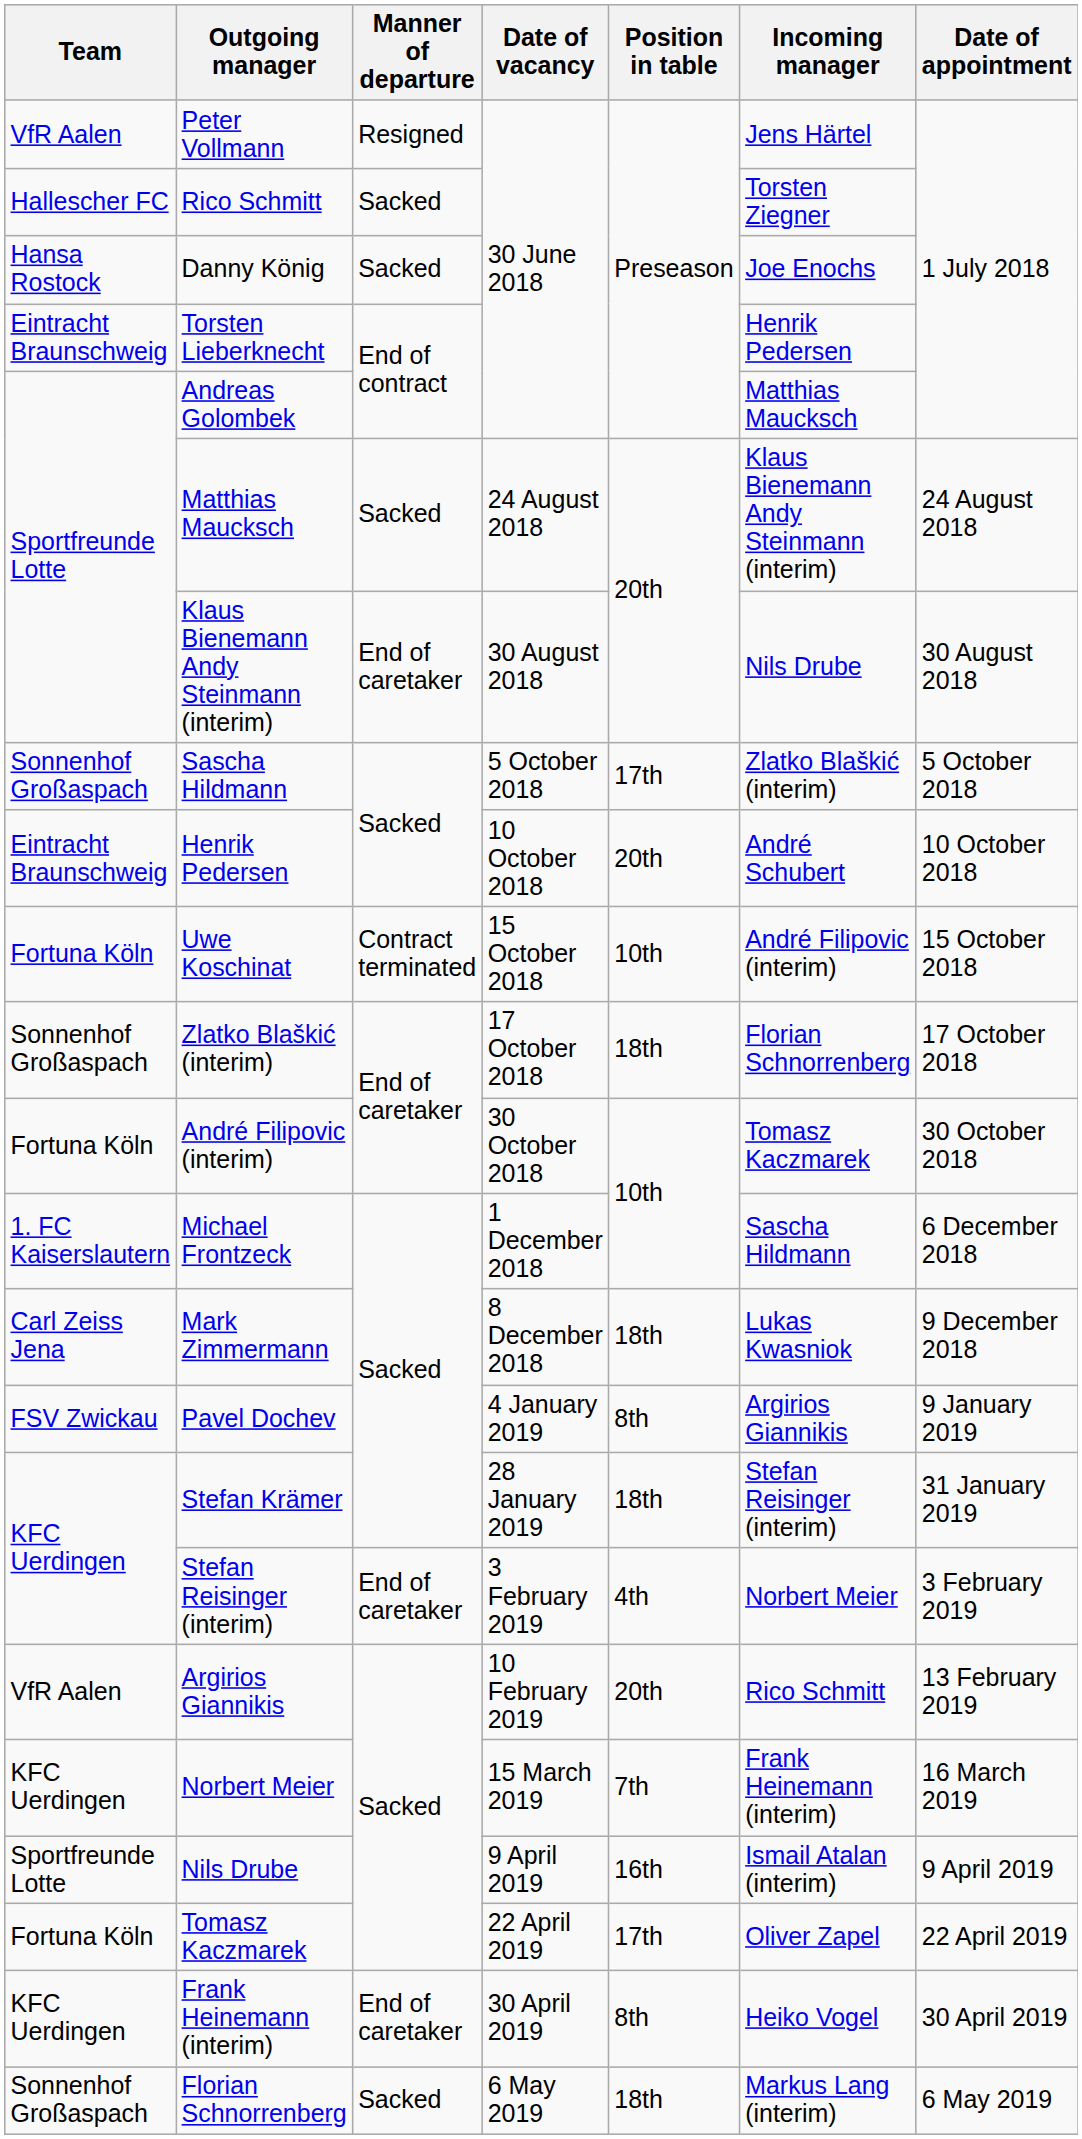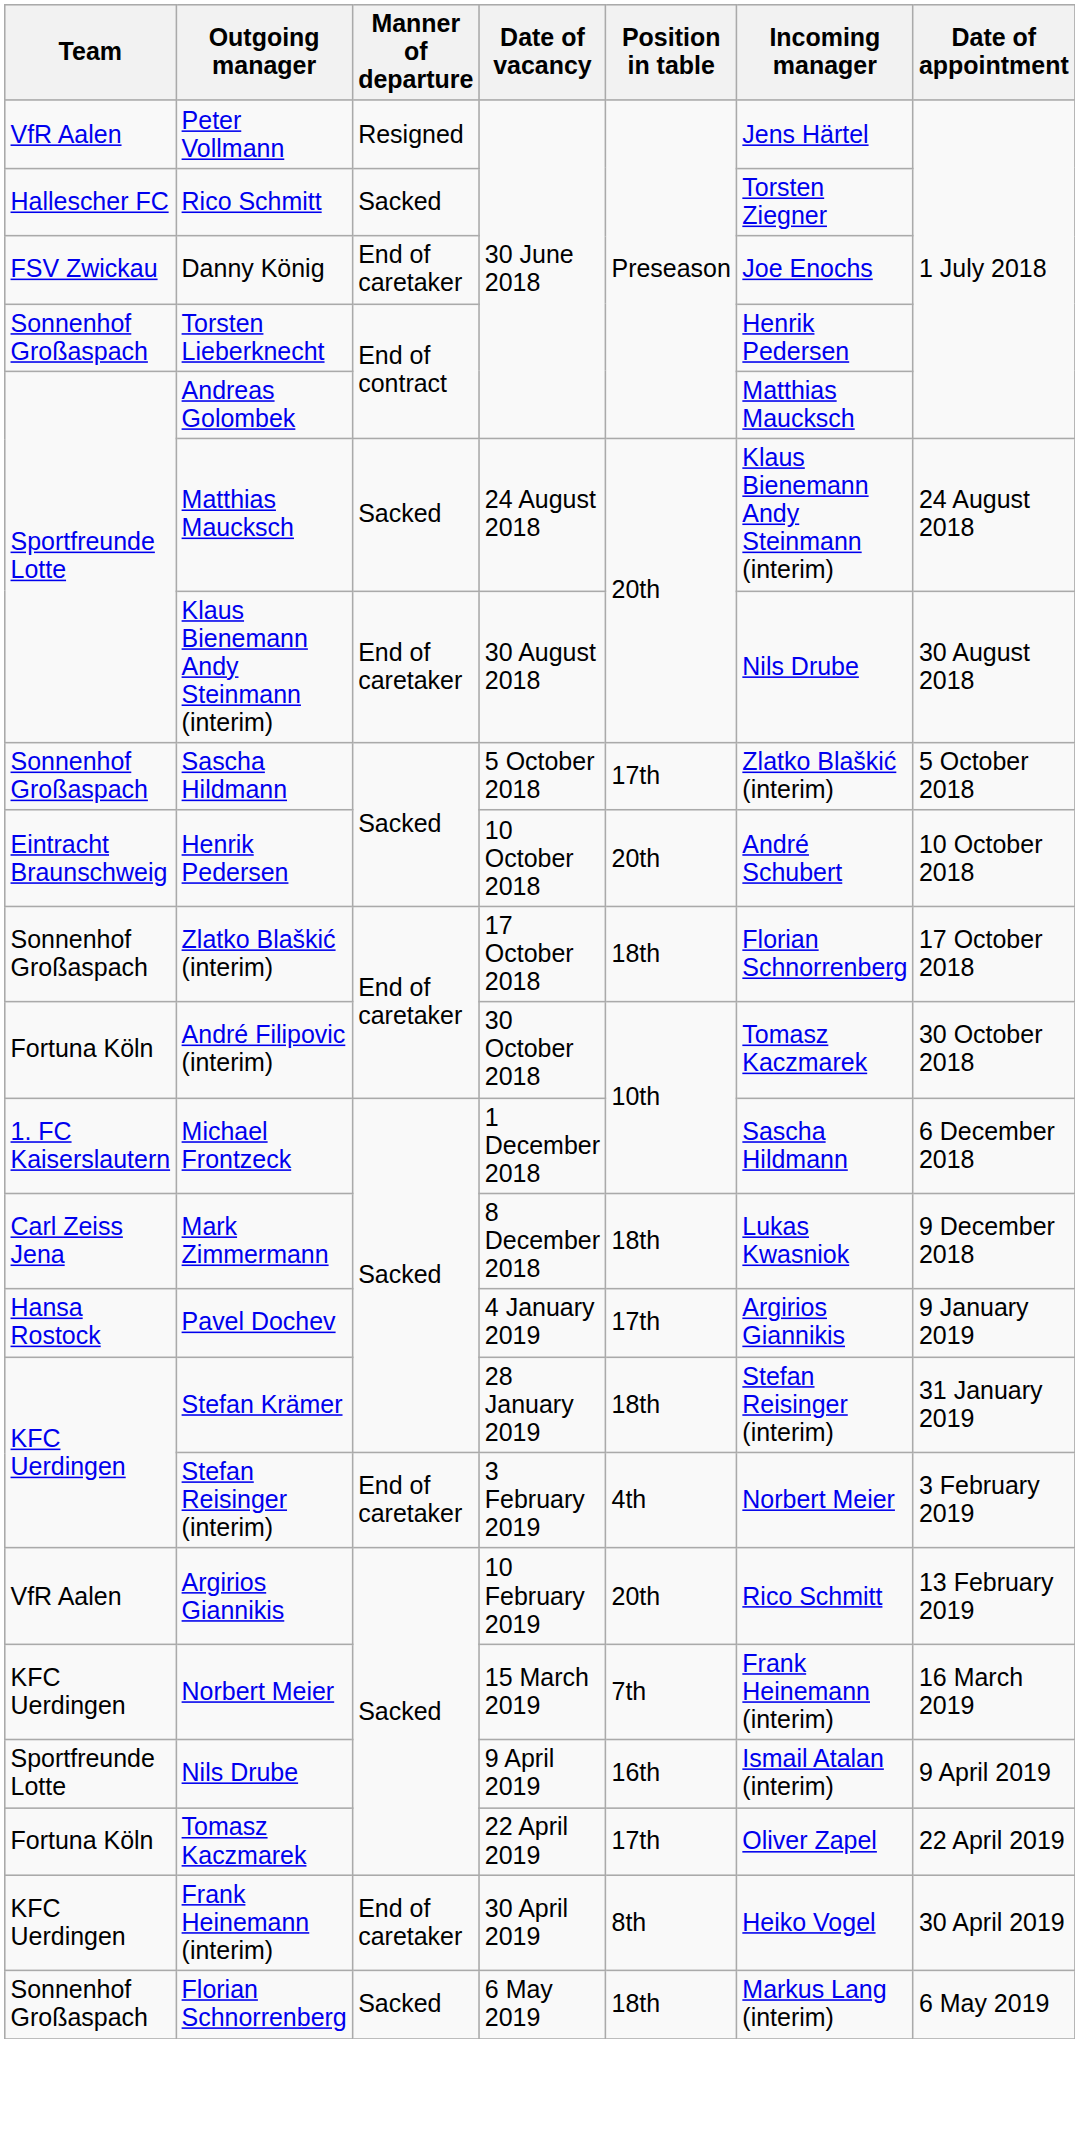(56, 269) Hansa Rostock -> (84, 269) FSV Zwickau
(400, 269) Sacked -> (410, 269) End of caretaker
(89, 337) Eintracht Braunschweig -> (79, 337) Sonnenhof Großaspach
- row: (236, 953)
(84, 1418) FSV Zwickau -> (56, 1322) Hansa Rostock
(632, 1418) 8th -> (636, 1322) 17th
